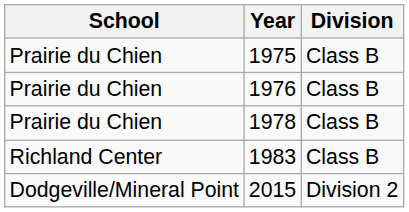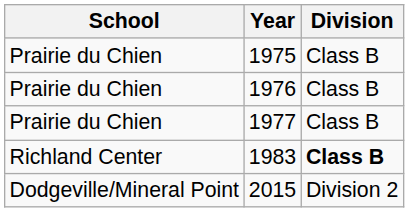+ row: (273, 122)
- row: (273, 122)
(343, 156) normal -> (345, 156) bold
